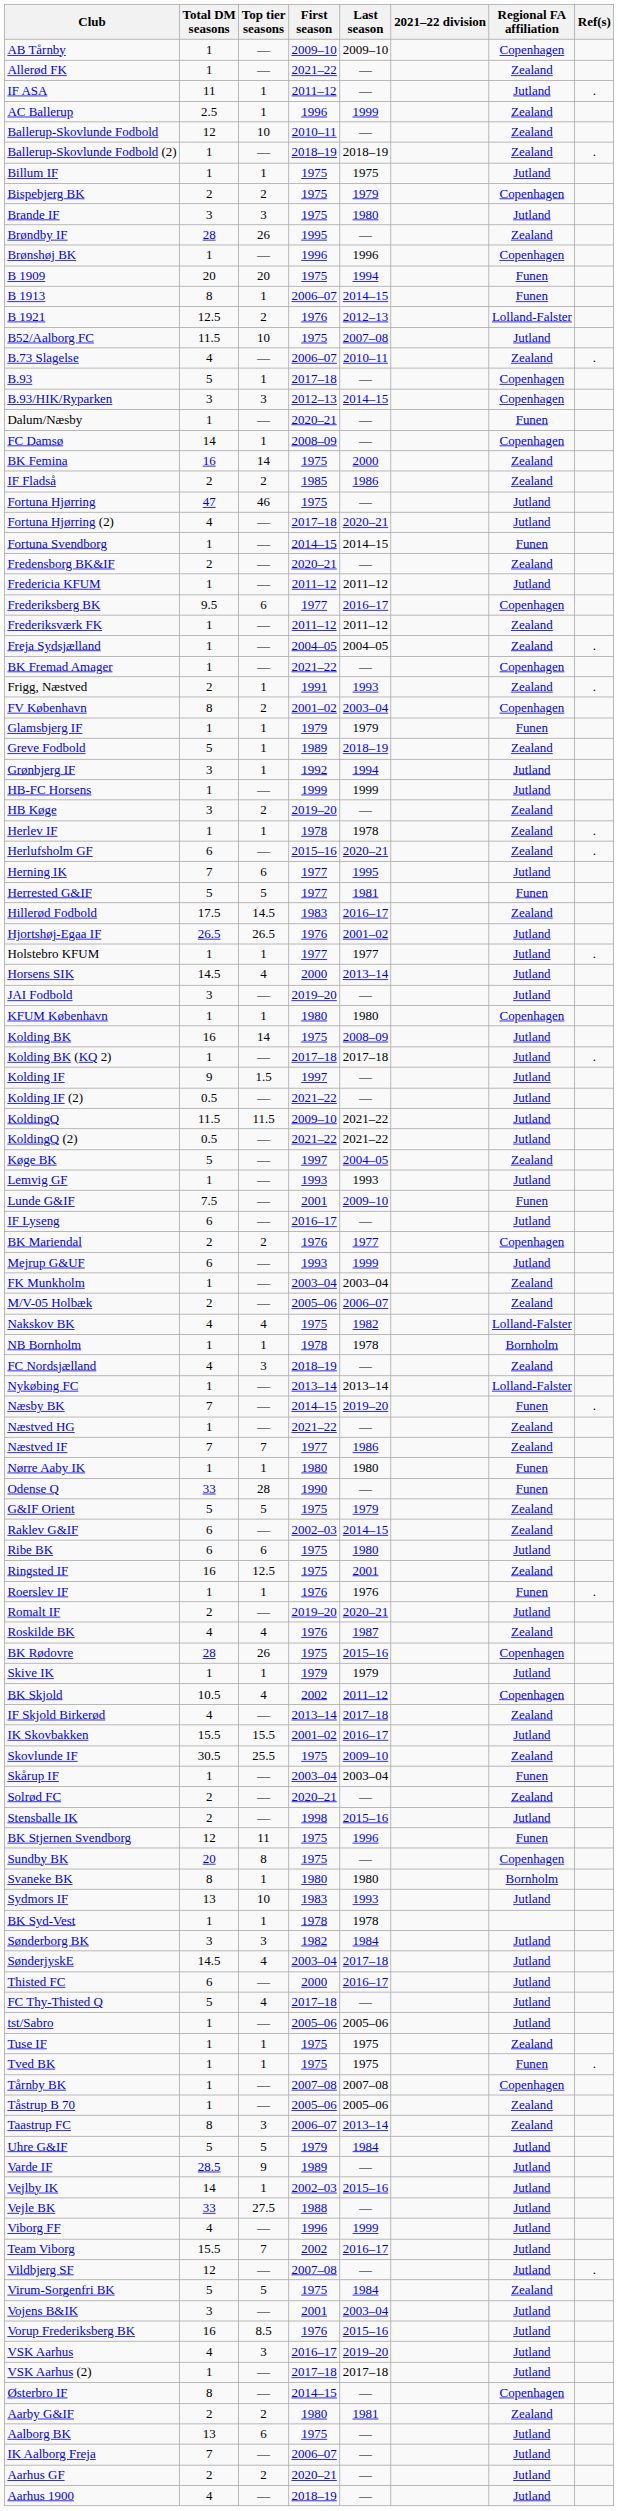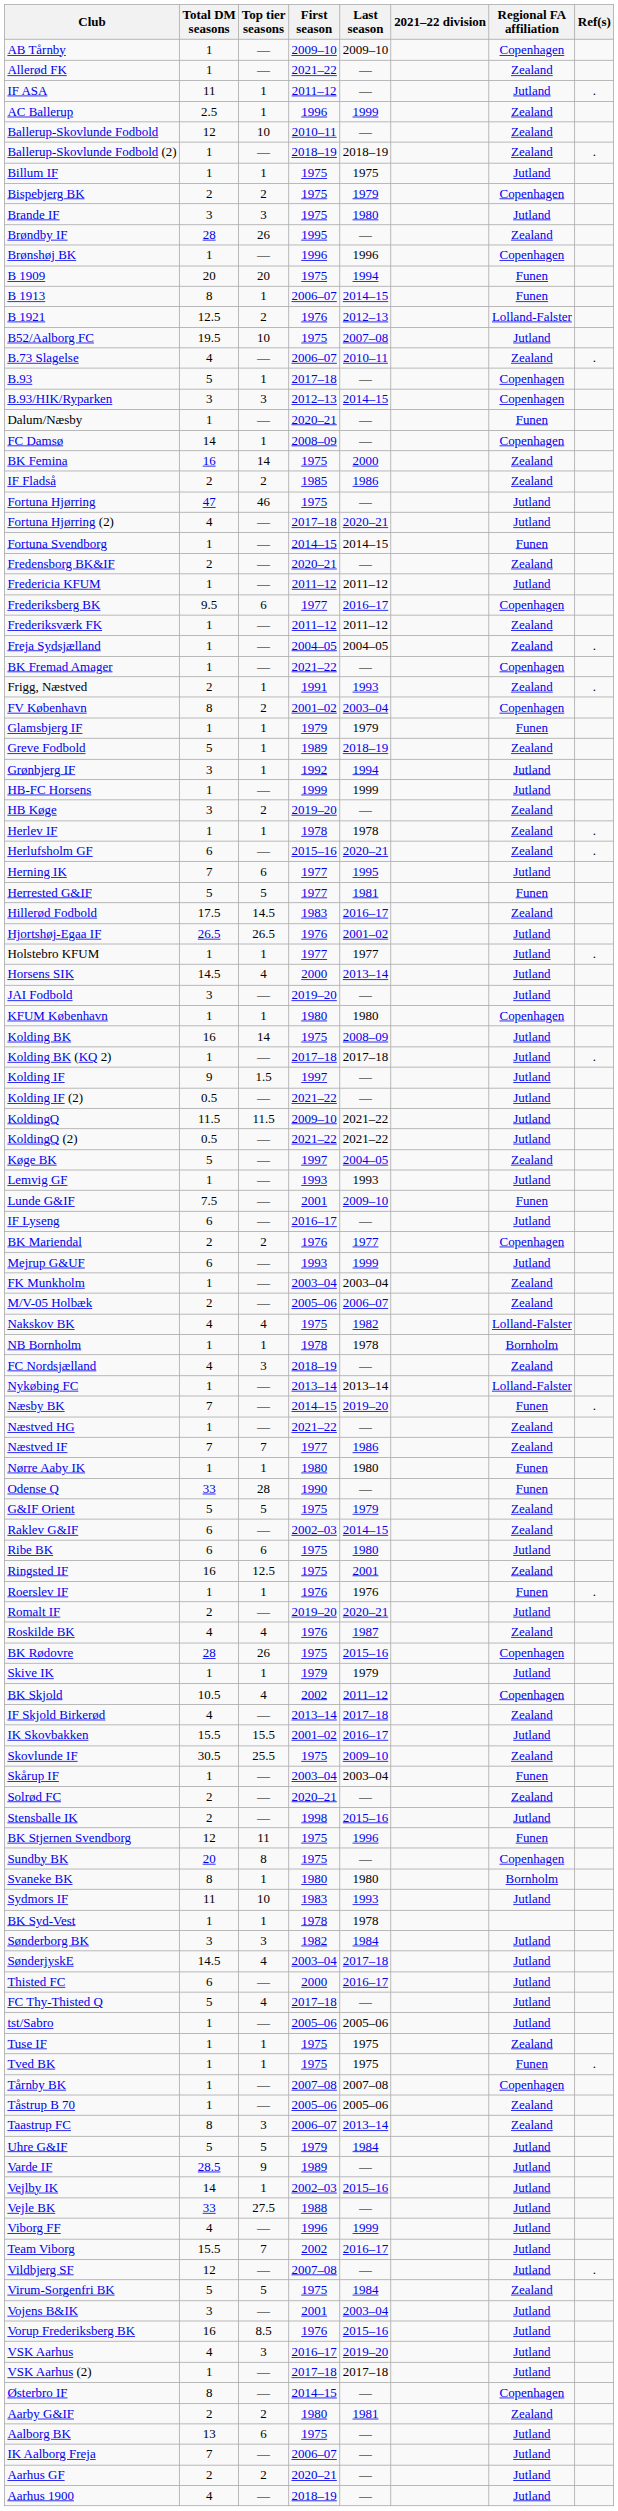(209, 337) 11.5 -> (209, 337) 19.5
(209, 1899) 13 -> (209, 1899) 11
